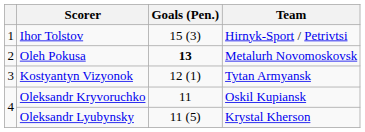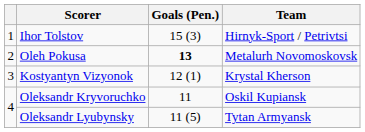(268, 76) Tytan Armyansk -> (268, 76) Krystal Kherson
(268, 117) Krystal Kherson -> (268, 117) Tytan Armyansk
